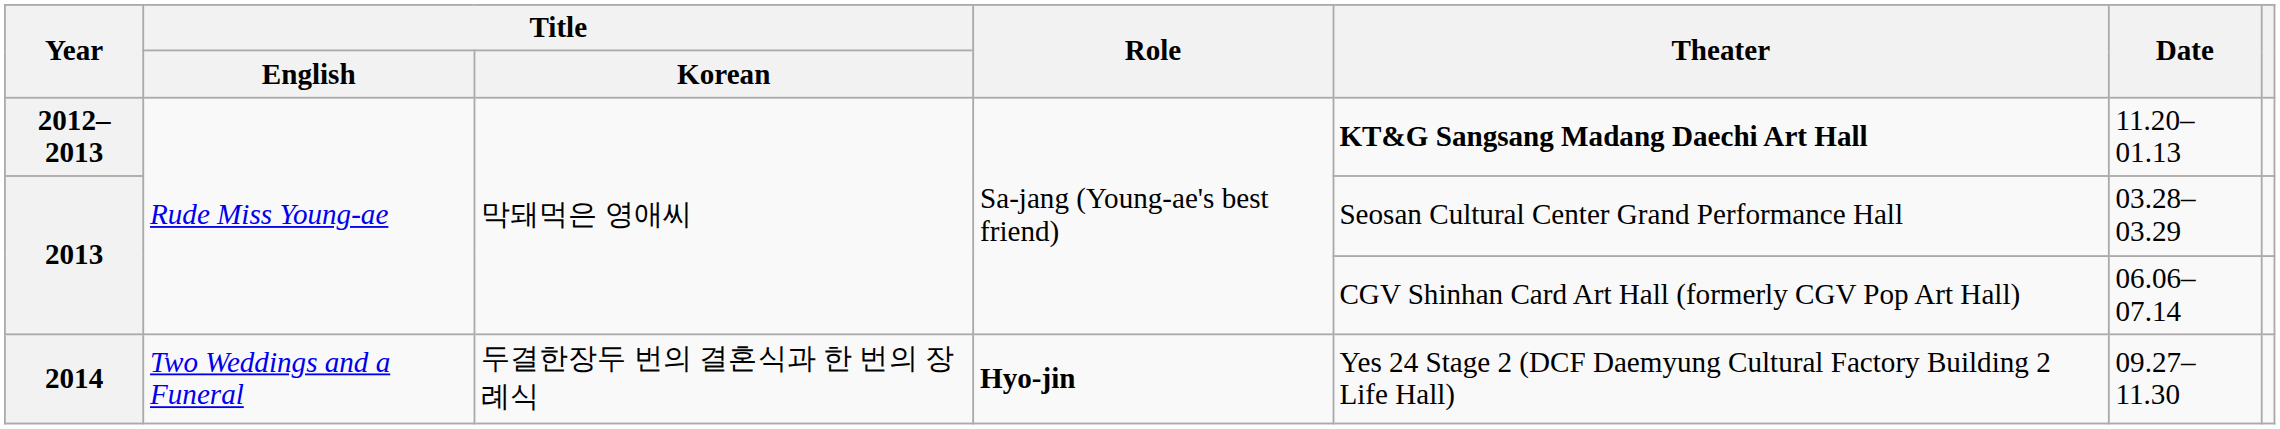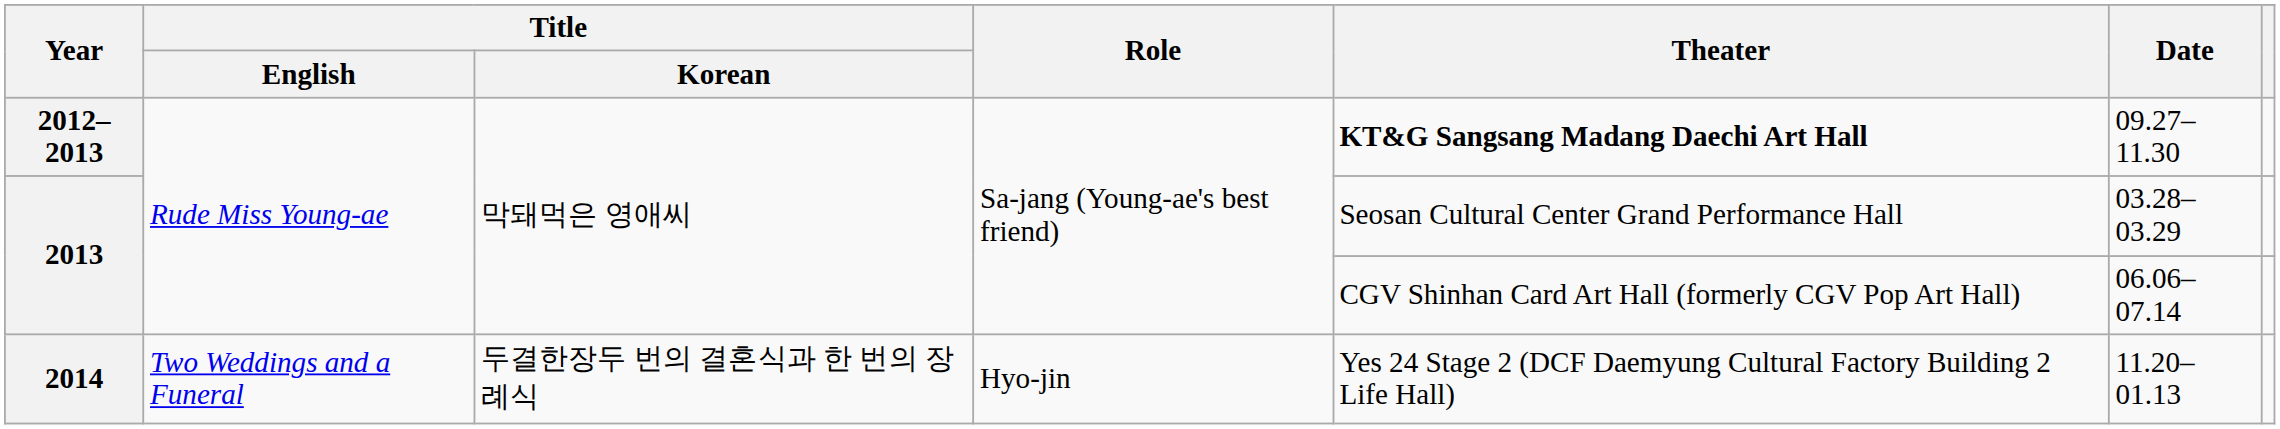(2155, 136) 11.20–01.13 -> (2156, 136) 09.27–11.30
(1028, 378) bold -> (1025, 378) normal
(2156, 378) 09.27–11.30 -> (2155, 378) 11.20–01.13
